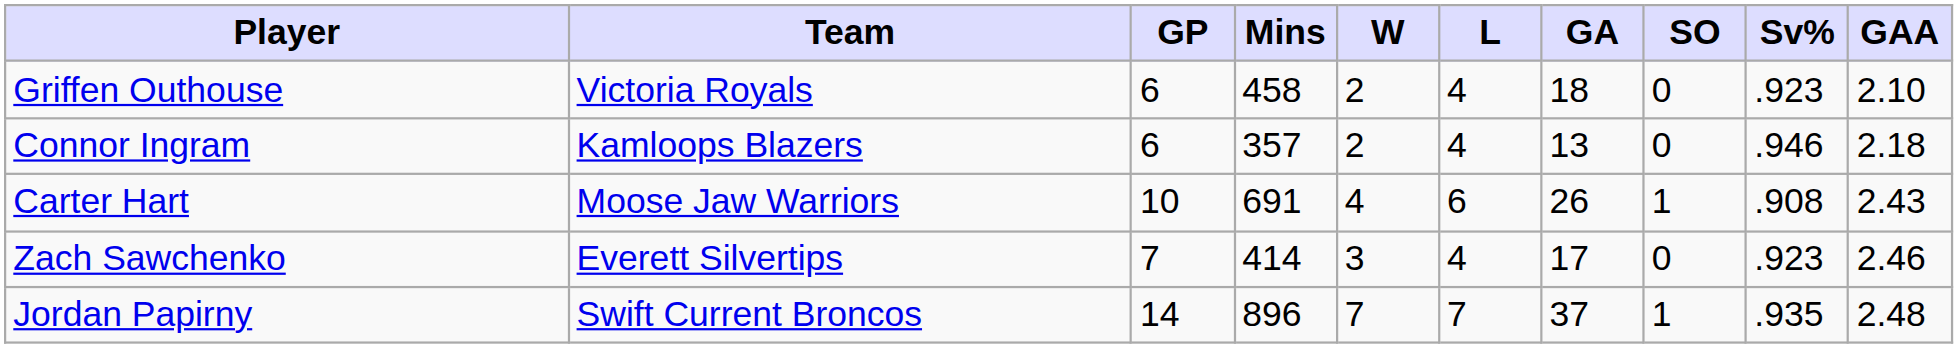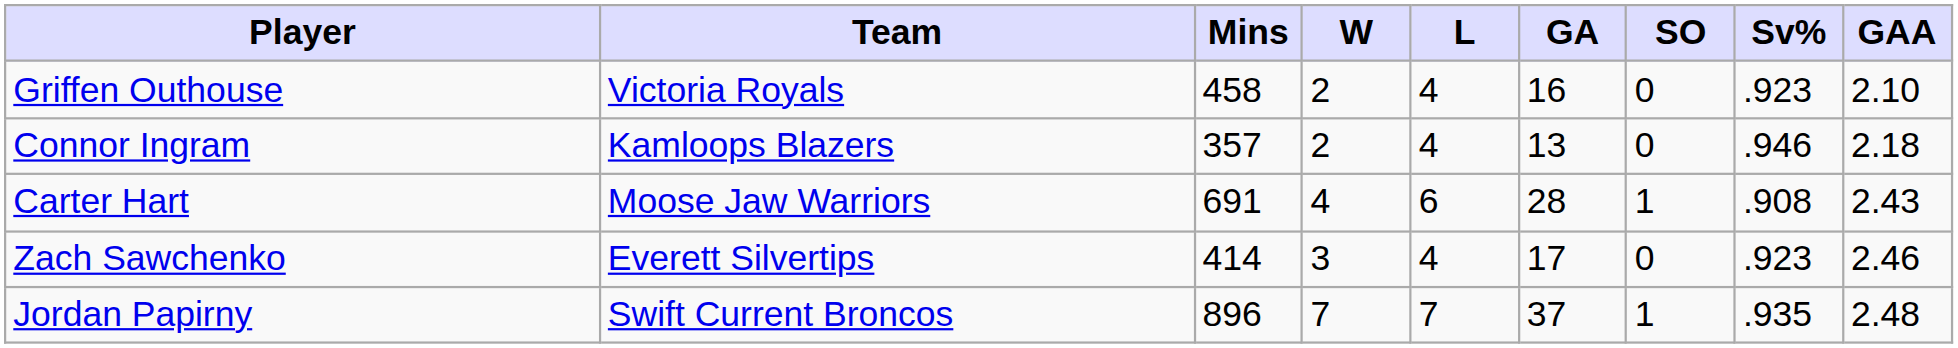- column: (1183, 32)
(1569, 88) 18 -> (1546, 88) 16
(1569, 201) 26 -> (1546, 201) 28
